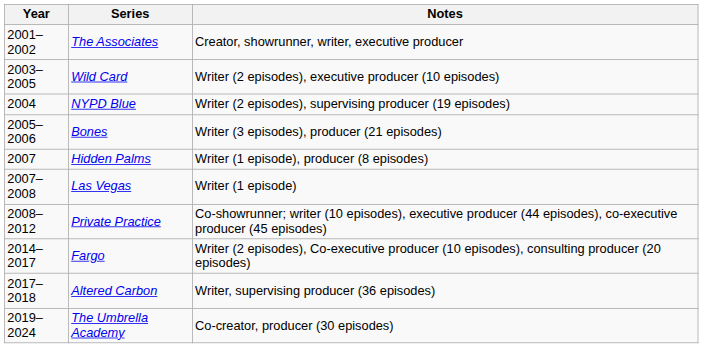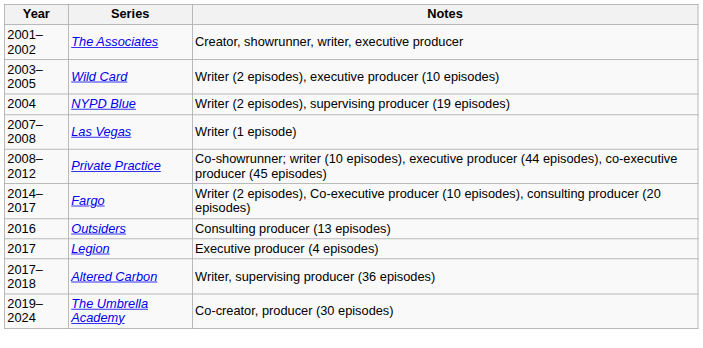- row: (89, 131)
- row: (111, 159)
+ row: (99, 228)
+ row: (90, 249)
